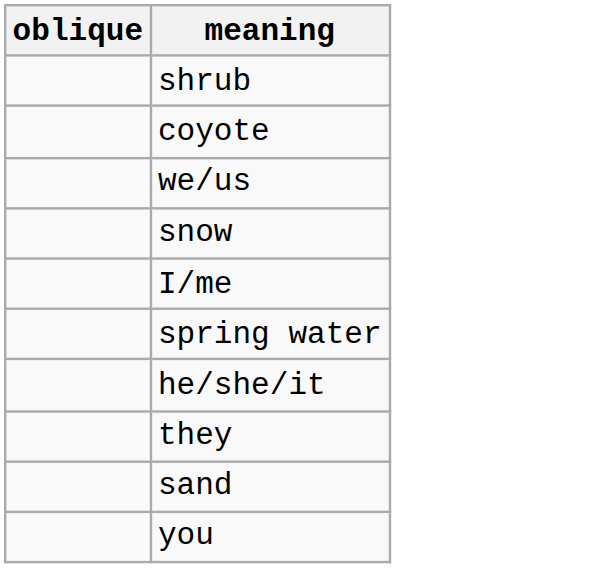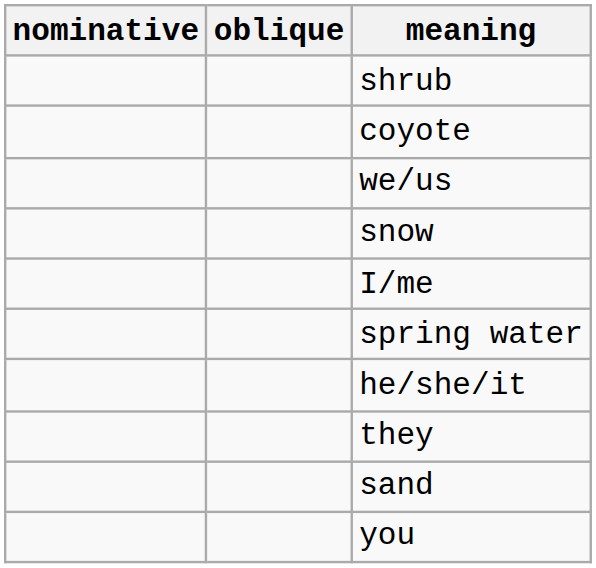+ column: (106, 31)
